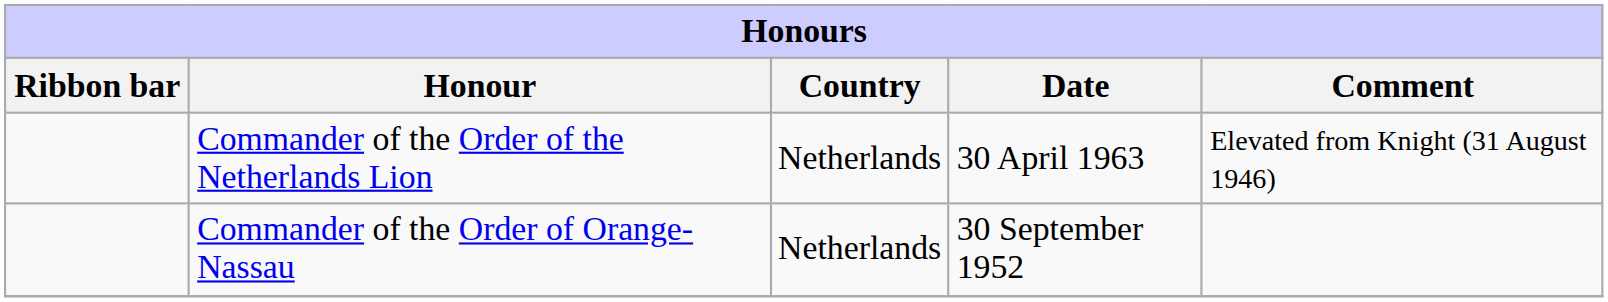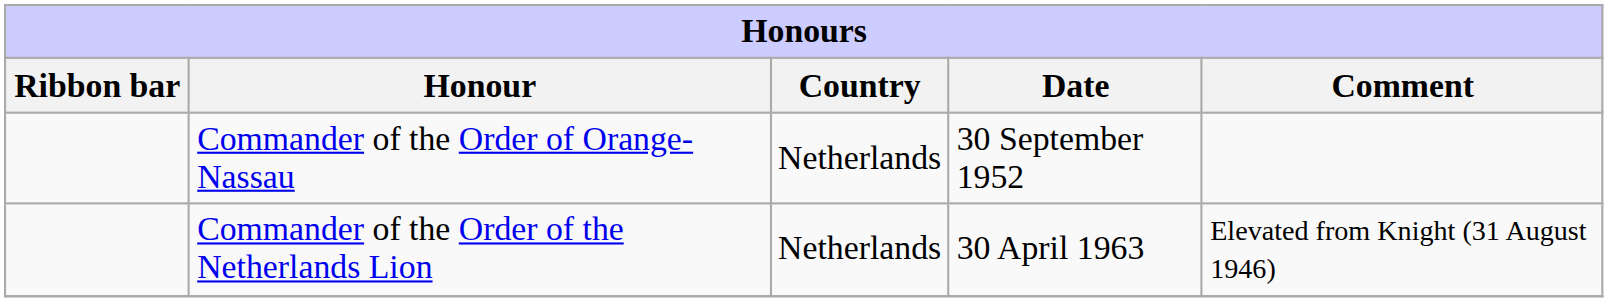rows swapped: (445, 248) <-> (410, 157)
